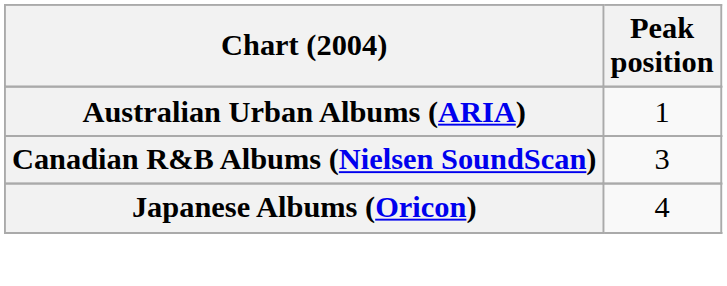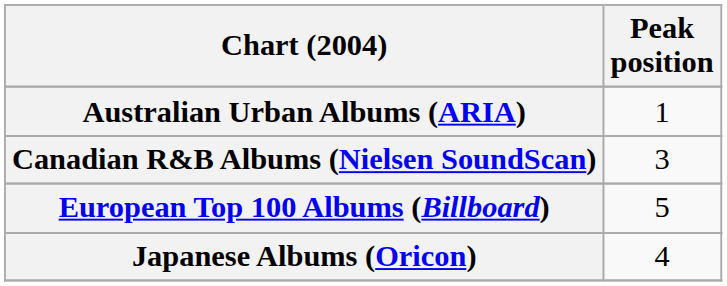+ row: (304, 207)
